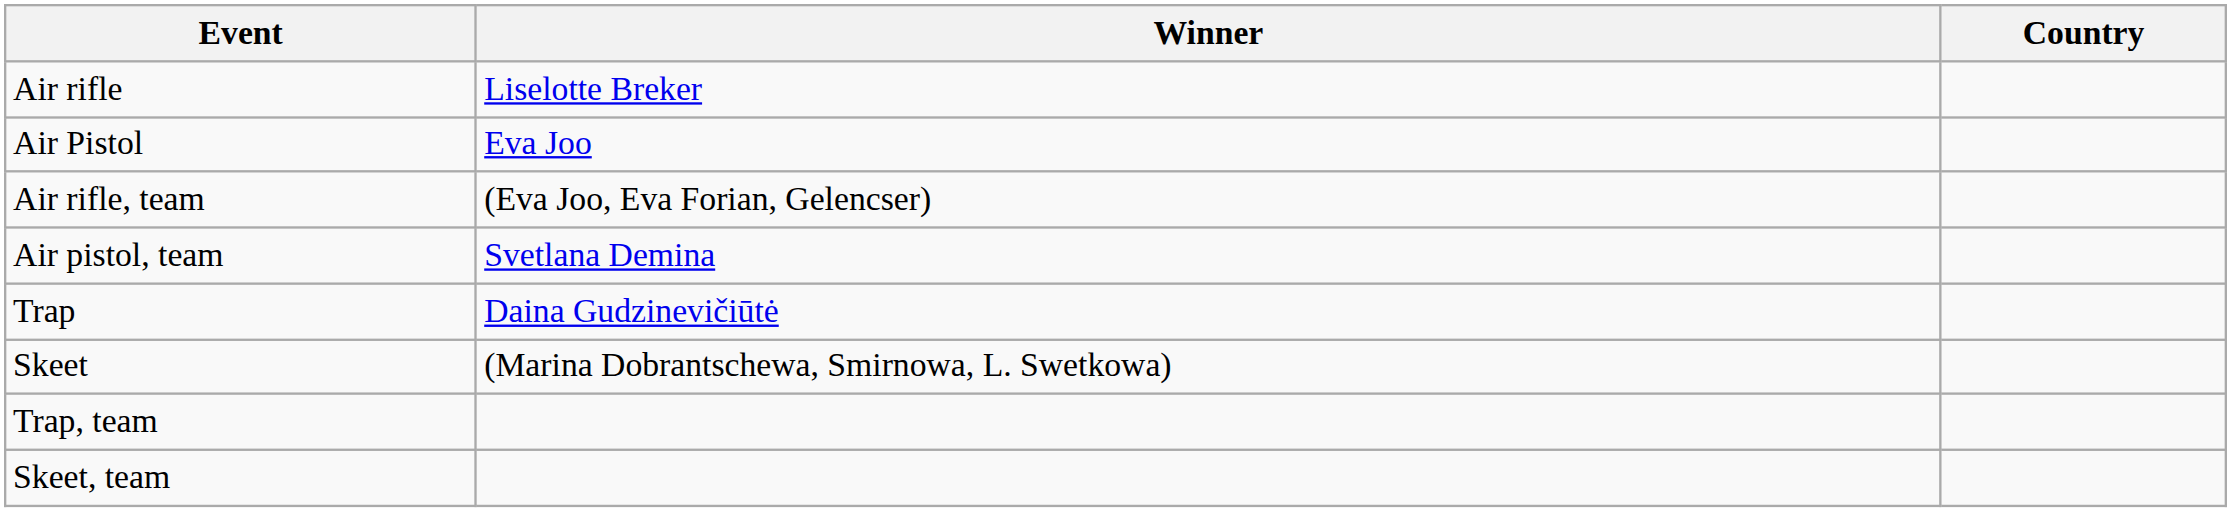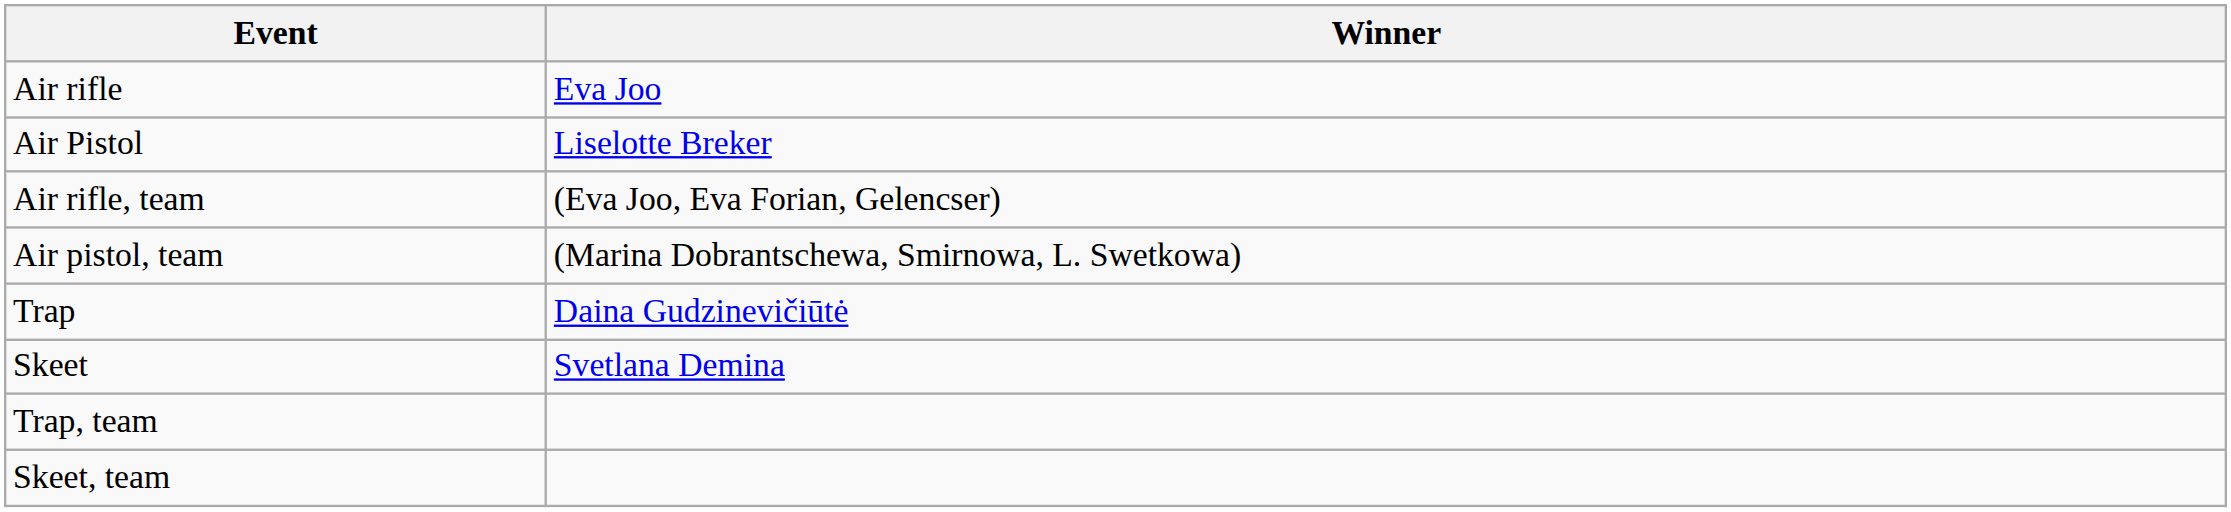- column: (2084, 32)
(593, 88) Liselotte Breker -> (608, 88) Eva Joo
(538, 143) Eva Joo -> (663, 143) Liselotte Breker
(600, 254) Svetlana Demina -> (898, 254) (Marina Dobrantschewa, Smirnowa, L. Swetkowa)
(828, 366) (Marina Dobrantschewa, Smirnowa, L. Swetkowa) -> (669, 366) Svetlana Demina
